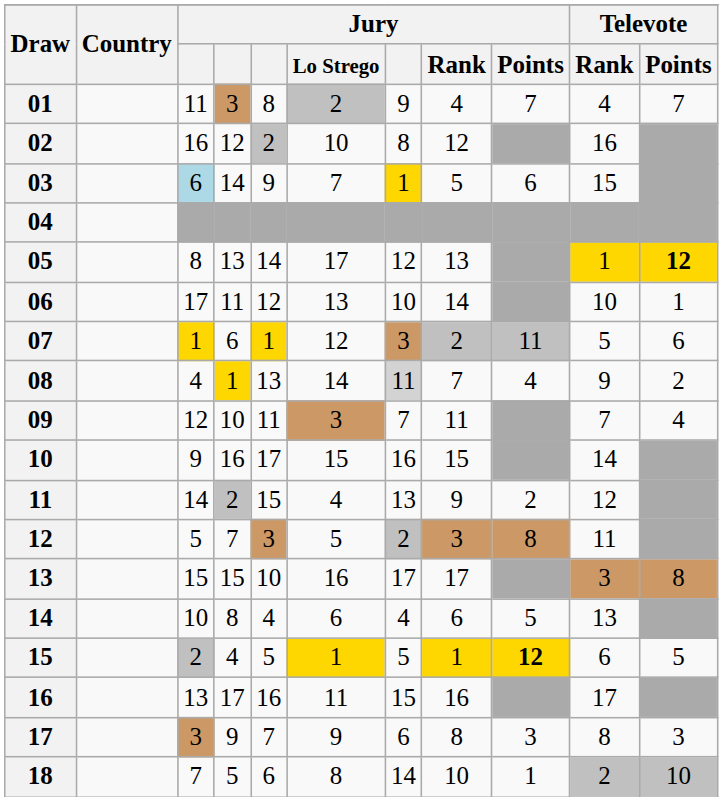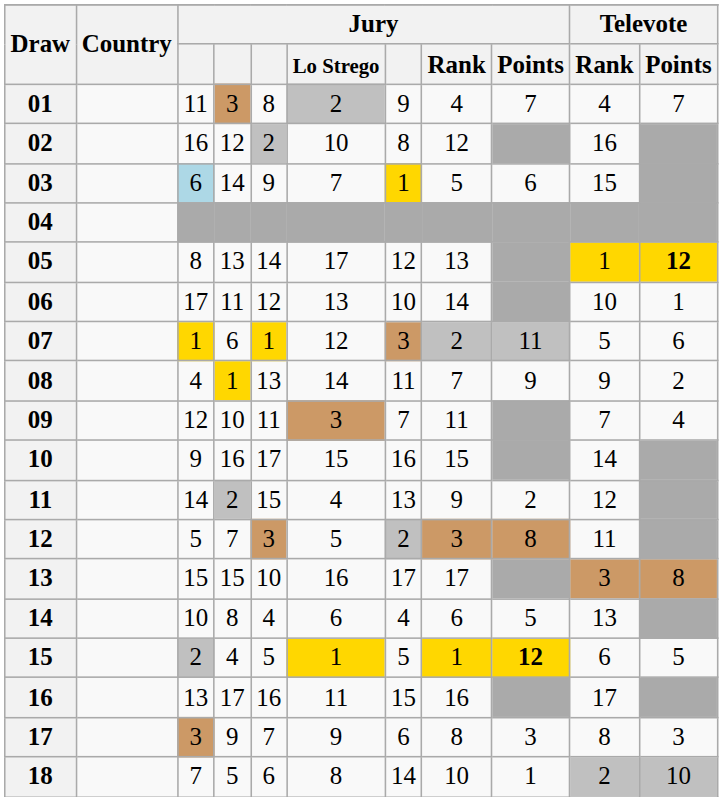(404, 380) lightgrey background -> (404, 380) no background
(531, 380) 4 -> (531, 380) 9
